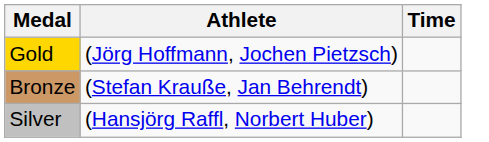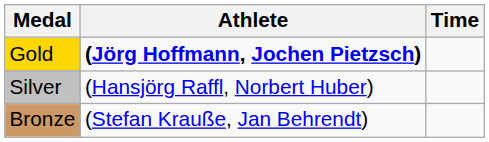(241, 53) normal -> (253, 53) bold
rows swapped: (35, 119) <-> (42, 86)
